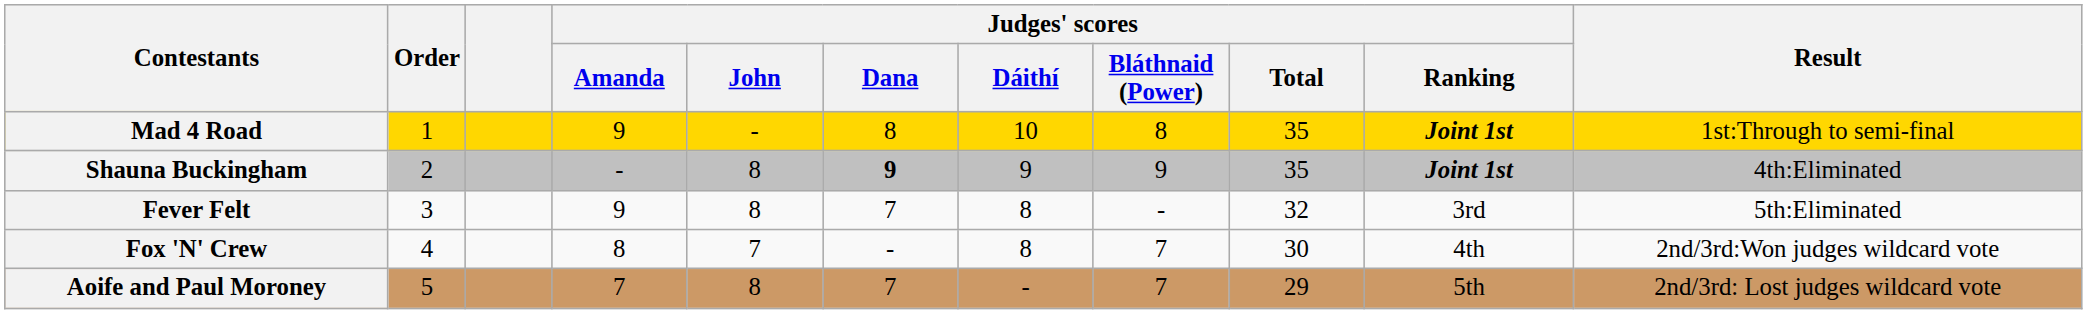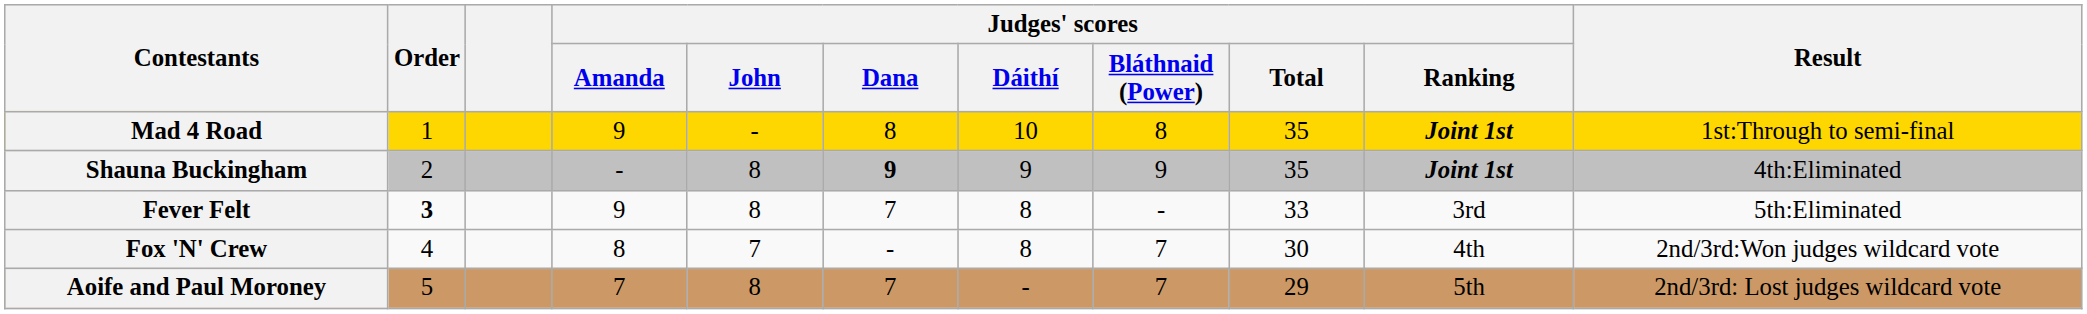(427, 209) normal -> (427, 209) bold
(1296, 209) 32 -> (1296, 209) 33
